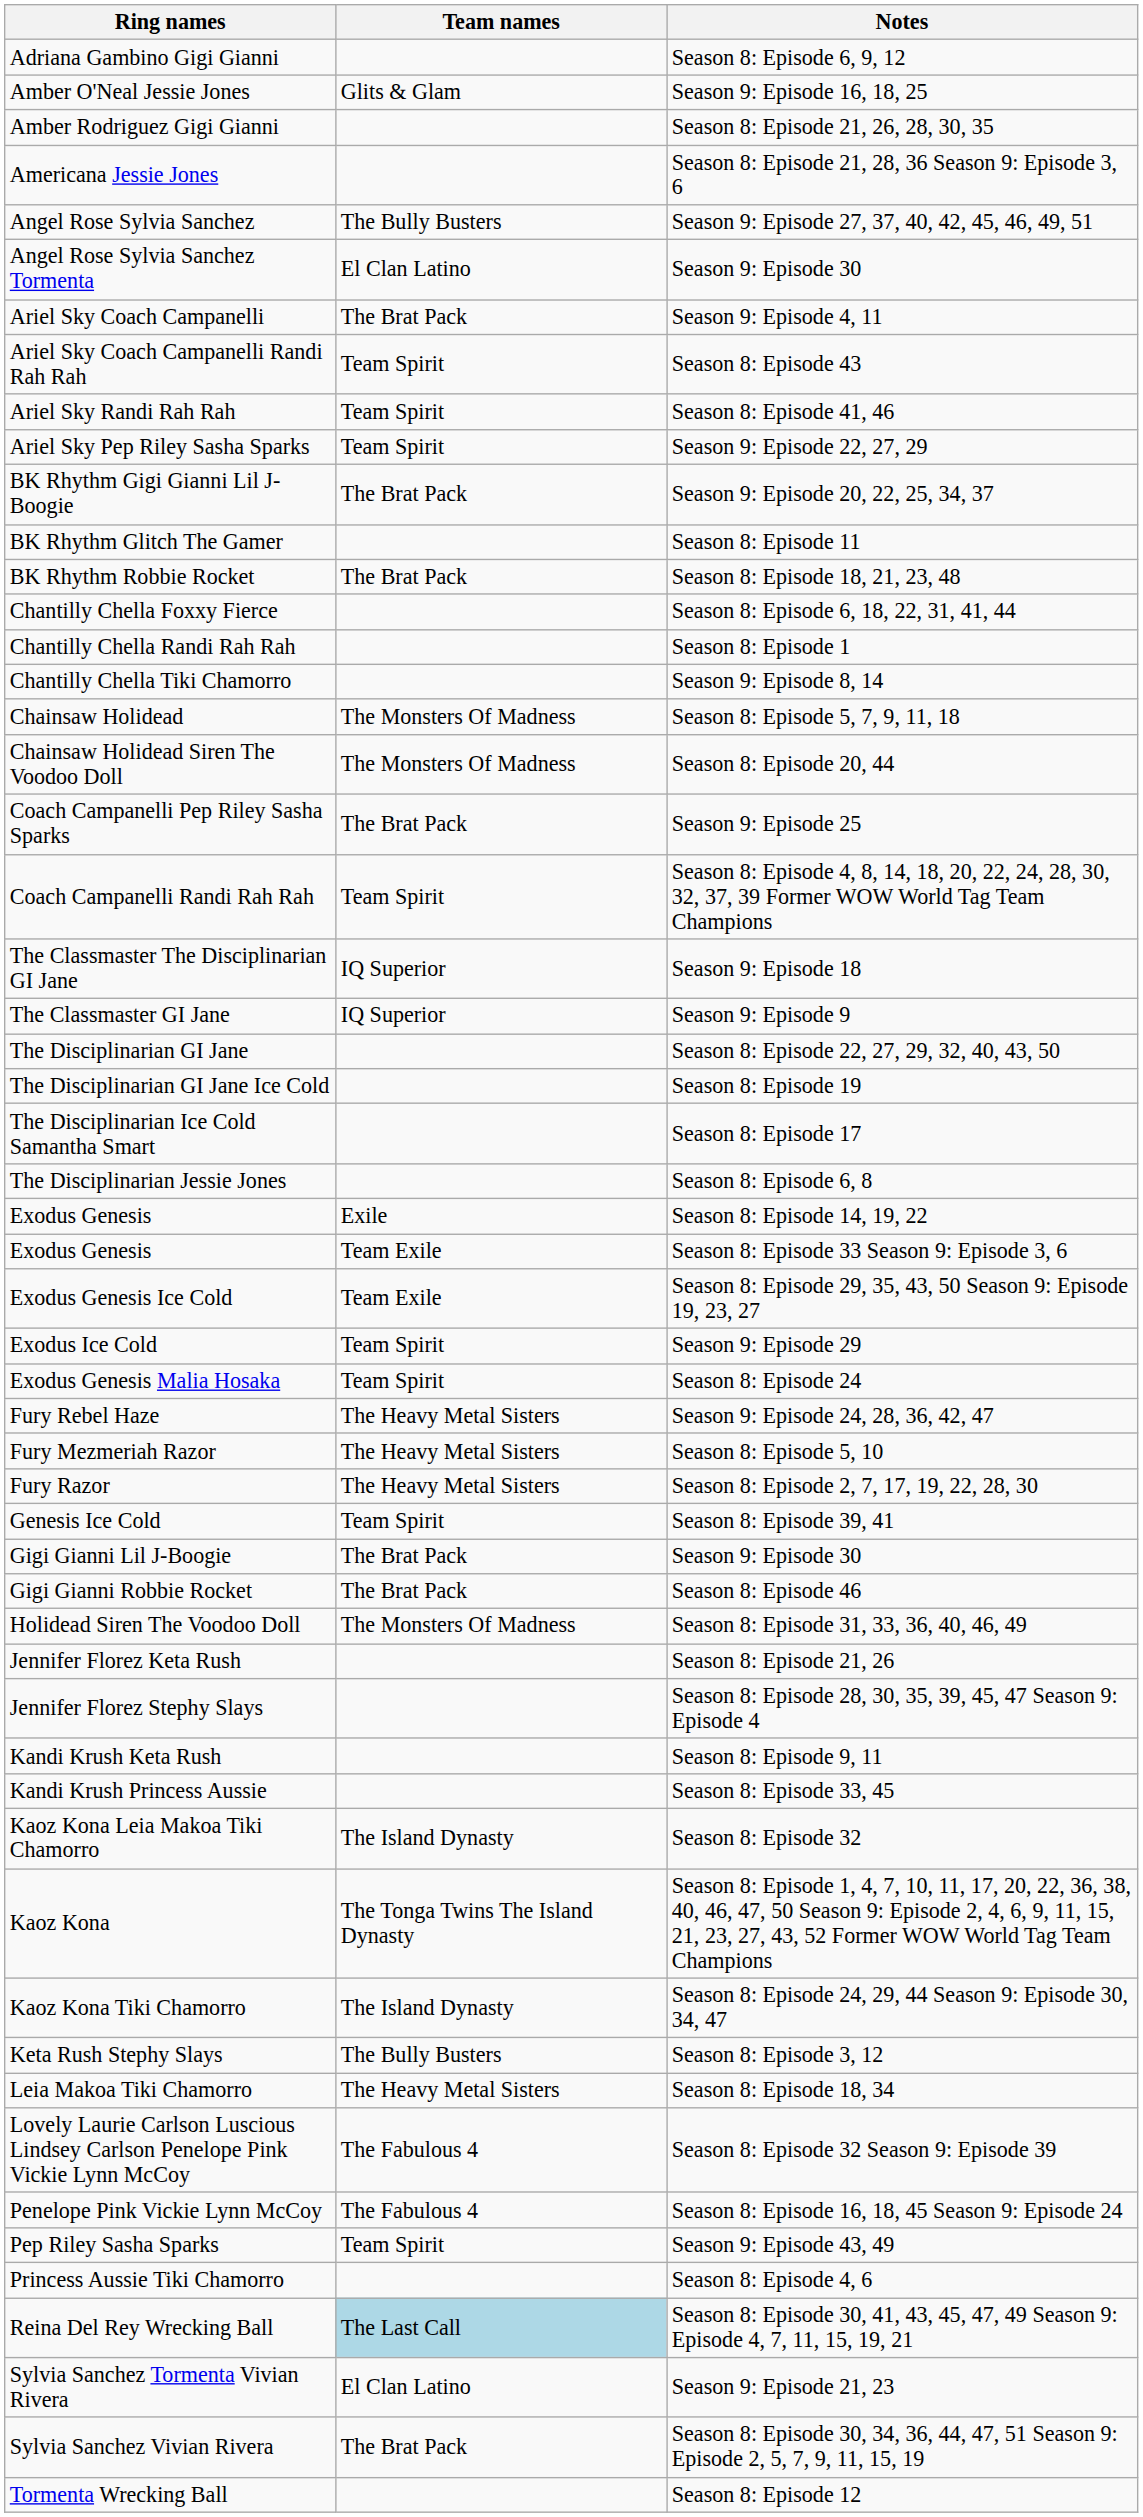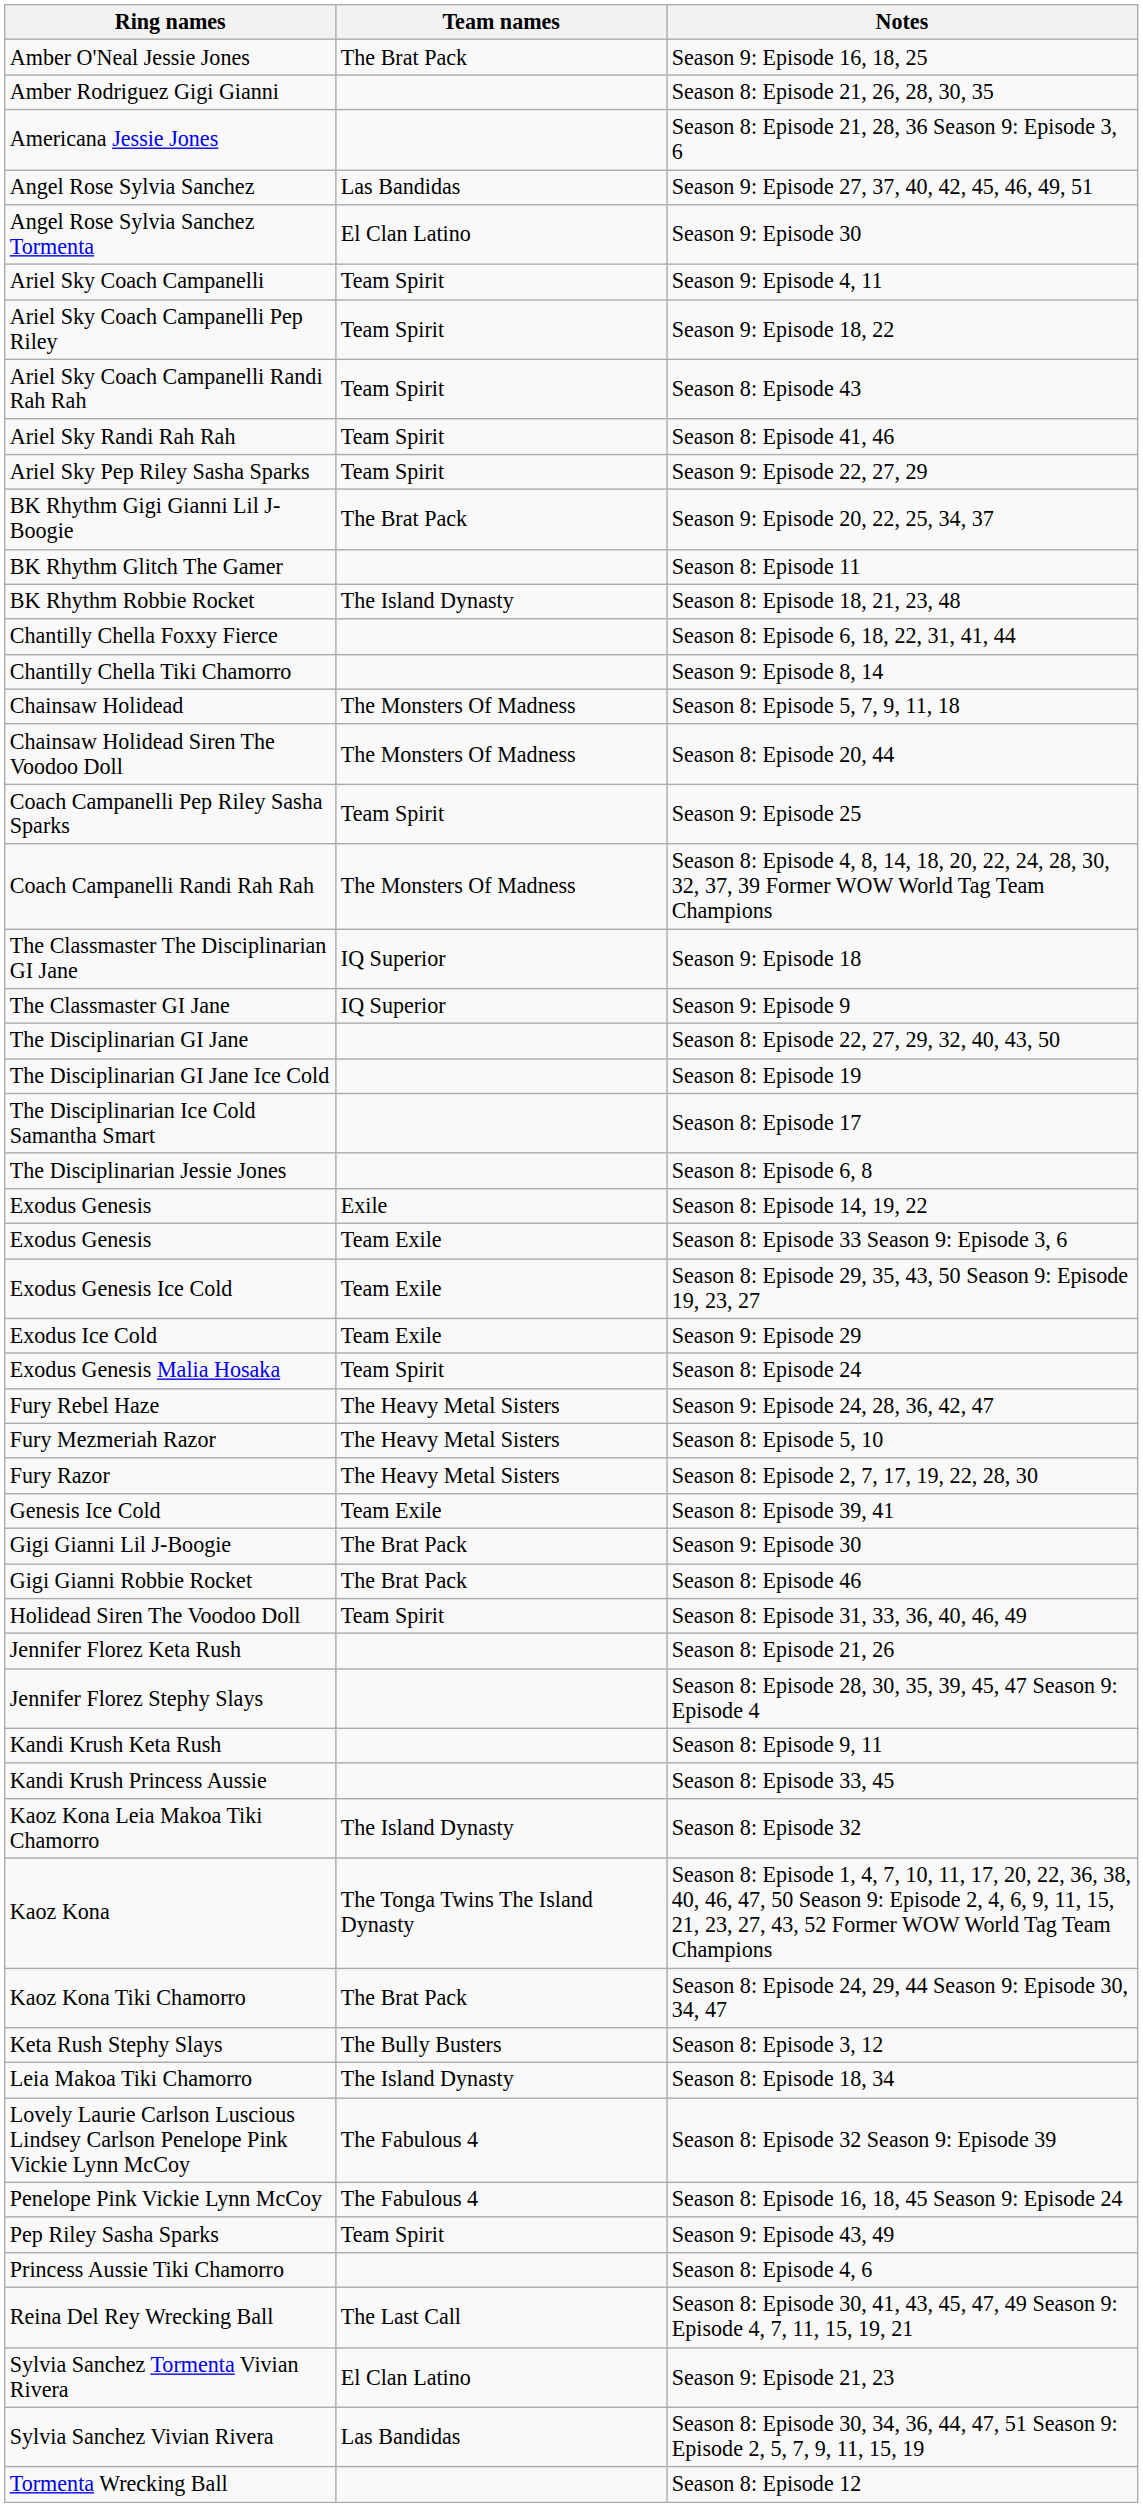- row: (144, 57)
(401, 92) Glits & Glam -> (404, 57) The Brat Pack
(421, 221) The Bully Busters -> (401, 186) Las Bandidas
(404, 316) The Brat Pack -> (392, 281) Team Spirit
+ row: (156, 329)
(404, 576) The Brat Pack -> (427, 601) The Island Dynasty
- row: (153, 646)
(404, 823) The Brat Pack -> (392, 813) Team Spirit
(392, 896) Team Spirit -> (458, 886) The Monsters Of Madness
(392, 1345) Team Spirit -> (391, 1335) Team Exile
(392, 1520) Team Spirit -> (391, 1510) Team Exile
(458, 1625) The Monsters Of Madness -> (392, 1615) Team Spirit
(427, 2007) The Island Dynasty -> (404, 1997) The Brat Pack
(450, 2090) The Heavy Metal Sisters -> (427, 2079) The Island Dynasty
(401, 2327) lightblue background -> (401, 2317) no background
(404, 2447) The Brat Pack -> (401, 2436) Las Bandidas
